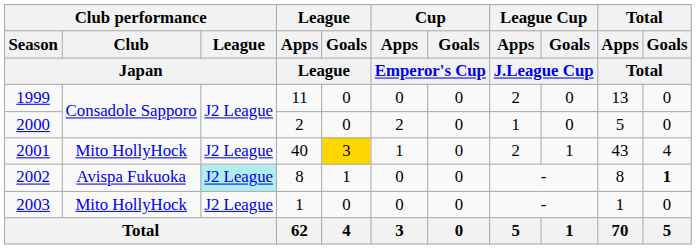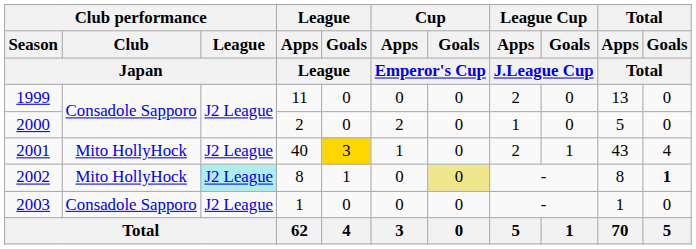(131, 177) Avispa Fukuoka -> (131, 177) Mito HollyHock
(459, 177) no background -> (459, 177) khaki background
(131, 204) Mito HollyHock -> (131, 204) Consadole Sapporo
